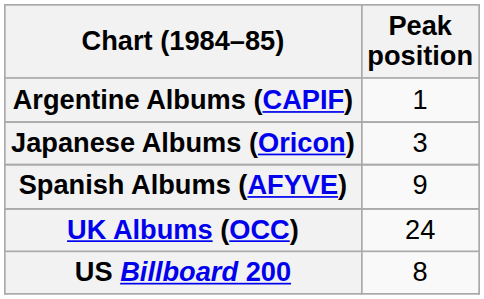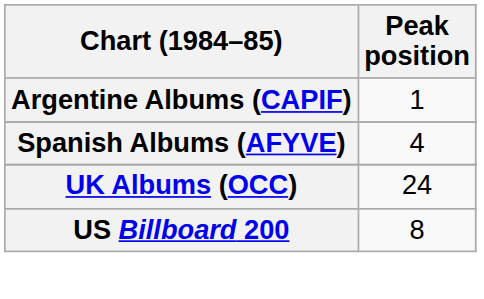- row: (183, 142)
(420, 186) 9 -> (417, 142) 4
